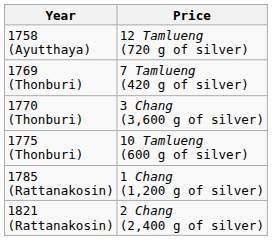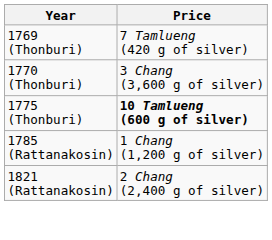- row: (49, 43)
(184, 148) normal -> (184, 113) bold
